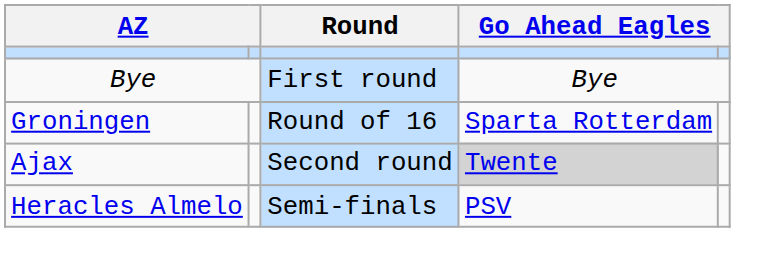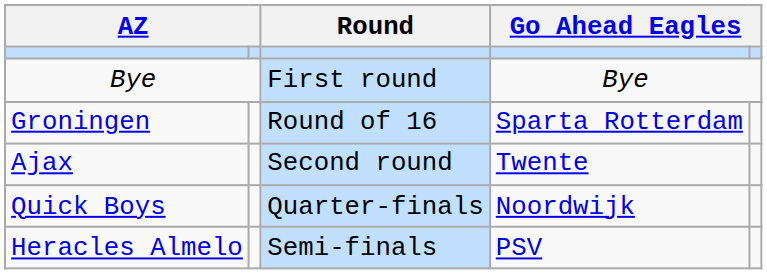(511, 164) lightgrey background -> (542, 164) no background
+ row: (88, 206)
